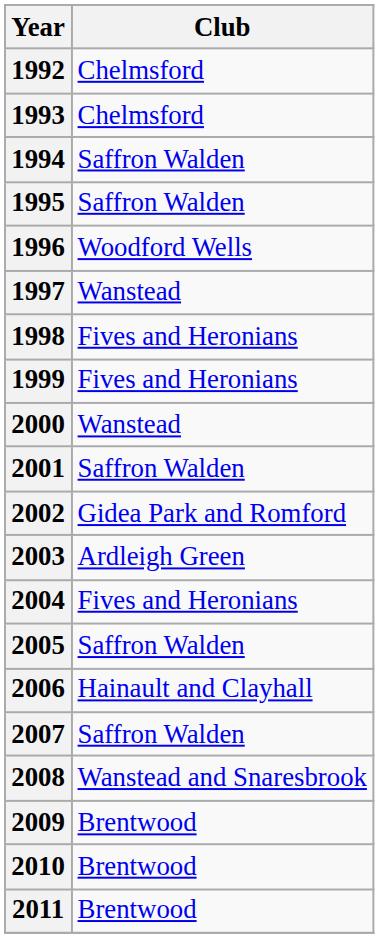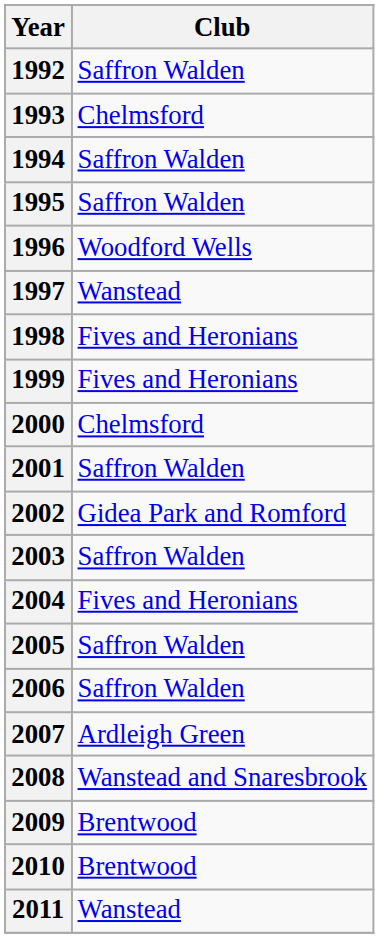(141, 70) Chelmsford -> (161, 70) Saffron Walden
(129, 424) Wanstead -> (141, 424) Chelmsford
(161, 556) Ardleigh Green -> (161, 556) Saffron Walden
(195, 689) Hainault and Clayhall -> (161, 689) Saffron Walden
(161, 733) Saffron Walden -> (161, 733) Ardleigh Green
(137, 910) Brentwood -> (129, 910) Wanstead
